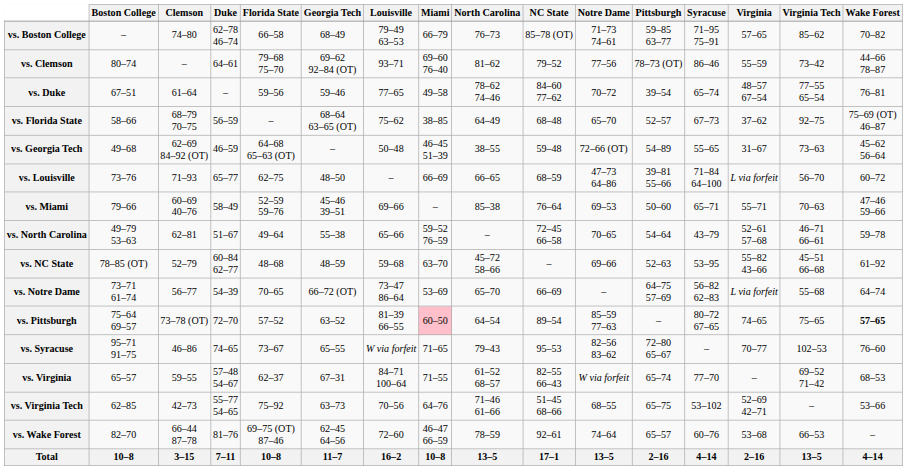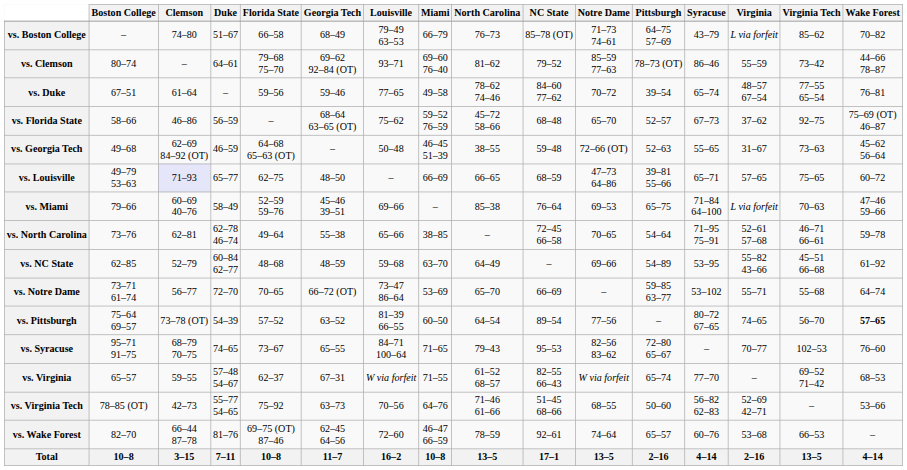(226, 35) 62–78 46–74 -> (226, 35) 51–67
(658, 35) 59–85 63–77 -> (658, 35) 64–75 57–69
(706, 35) 71–95 75–91 -> (706, 35) 43–79
(754, 35) 57–65 -> (754, 35) L via forfeit
(604, 64) 77–56 -> (604, 64) 85–59 77–63
(184, 121) 68–79 70–75 -> (184, 121) 46–86
(435, 121) 38–85 -> (435, 121) 59–52 76–59
(487, 121) 64–49 -> (487, 121) 45–72 58–66
(658, 149) 54–89 -> (658, 149) 52–63
(124, 178) 73–76 -> (124, 178) 49–79 53–63
(184, 178) no background -> (184, 178) lavender background
(706, 178) 71–84 64–100 -> (706, 178) 65–71
(754, 178) L via forfeit -> (754, 178) 57–65
(812, 178) 56–70 -> (812, 178) 75–65
(658, 206) 50–60 -> (658, 206) 65–75
(706, 206) 65–71 -> (706, 206) 71–84 64–100
(754, 206) 55–71 -> (754, 206) L via forfeit
(124, 235) 49–79 53–63 -> (124, 235) 73–76
(226, 235) 51–67 -> (226, 235) 62–78 46–74
(435, 235) 59–52 76–59 -> (435, 235) 38–85
(706, 235) 43–79 -> (706, 235) 71–95 75–91
(124, 263) 78–85 (OT) -> (124, 263) 62–85
(487, 263) 45–72 58–66 -> (487, 263) 64–49
(658, 263) 52–63 -> (658, 263) 54–89
(226, 292) 54–39 -> (226, 292) 72–70
(658, 292) 64–75 57–69 -> (658, 292) 59–85 63–77
(706, 292) 56–82 62–83 -> (706, 292) 53–102
(754, 292) L via forfeit -> (754, 292) 55–71
(226, 321) 72–70 -> (226, 321) 54–39
(435, 321) pink background -> (435, 321) no background
(604, 321) 85–59 77–63 -> (604, 321) 77–56
(812, 321) 75–65 -> (812, 321) 56–70
(184, 349) 46–86 -> (184, 349) 68–79 70–75
(391, 349) W via forfeit -> (391, 349) 84–71 100–64
(391, 378) 84–71 100–64 -> (391, 378) W via forfeit
(124, 406) 62–85 -> (124, 406) 78–85 (OT)
(658, 406) 65–75 -> (658, 406) 50–60
(706, 406) 53–102 -> (706, 406) 56–82 62–83
